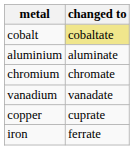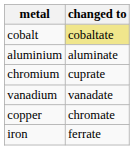(91, 74) chromate -> (86, 74) cuprate
(86, 114) cuprate -> (91, 114) chromate
